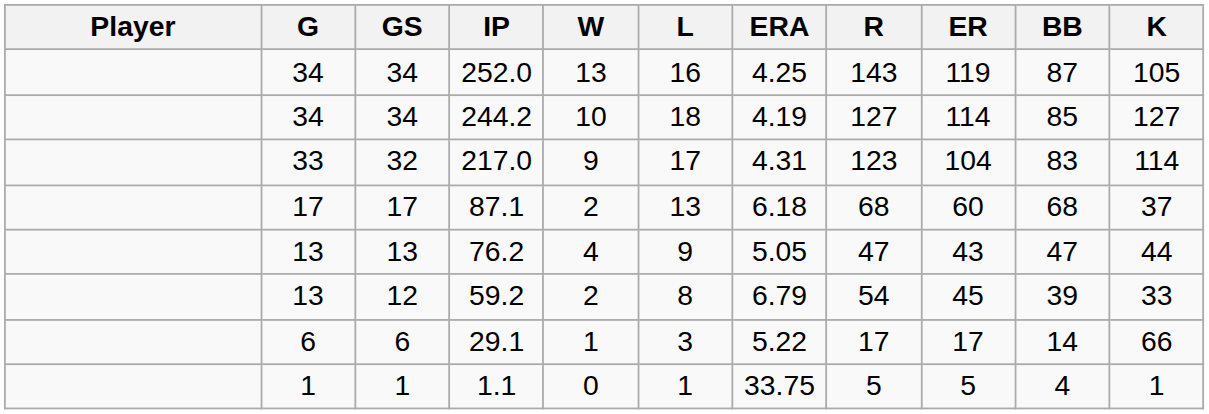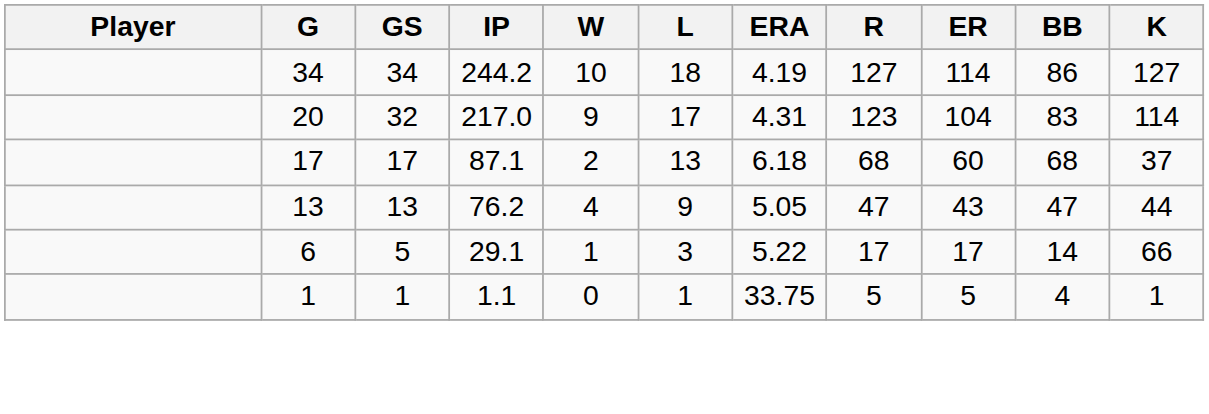- row: (497, 71)
(1062, 116) 85 -> (1062, 71) 86
(308, 161) 33 -> (308, 116) 20
- row: (497, 296)
(402, 341) 6 -> (402, 251) 5
